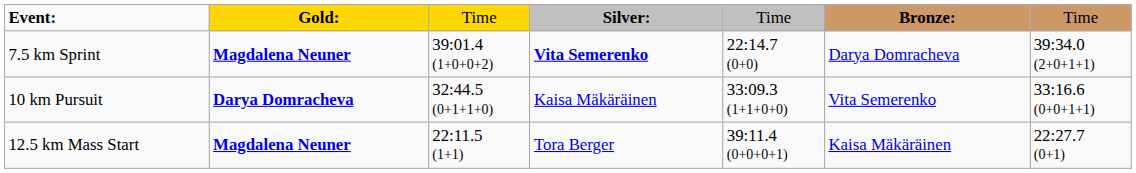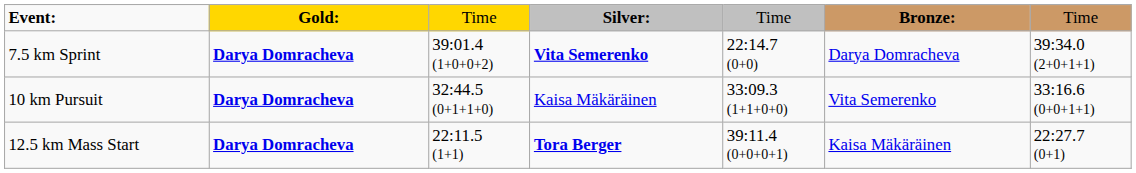(282, 53) Magdalena Neuner -> (283, 53) Darya Domracheva
(282, 145) Magdalena Neuner -> (283, 145) Darya Domracheva
(574, 145) normal -> (578, 145) bold
